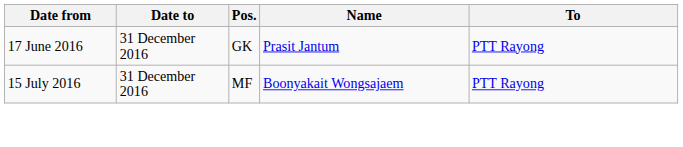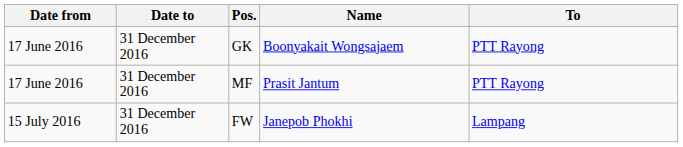(301, 45) Prasit Jantum -> (333, 45) Boonyakait Wongsajaem
(44, 84) 15 July 2016 -> (45, 84) 17 June 2016
(333, 84) Boonyakait Wongsajaem -> (301, 84) Prasit Jantum
+ row: (242, 122)
